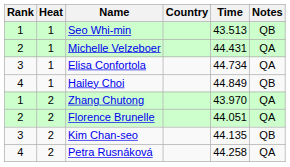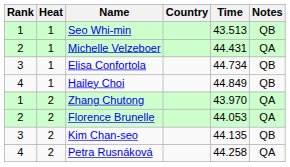(267, 65) QA -> (267, 65) QB
(230, 118) 44.051 -> (230, 118) 44.053
